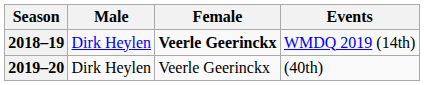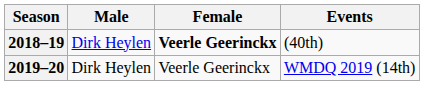(350, 42) WMDQ 2019 (14th) -> (303, 42) (40th)
(303, 67) (40th) -> (350, 67) WMDQ 2019 (14th)
